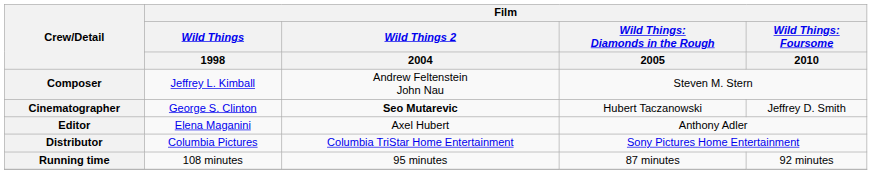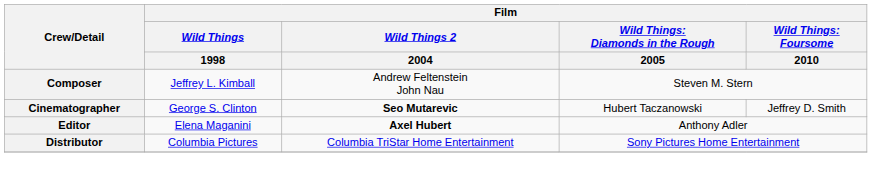(420, 125) normal -> (420, 125) bold
- row: (74, 160)
